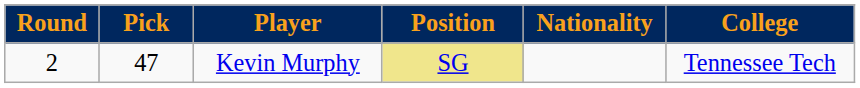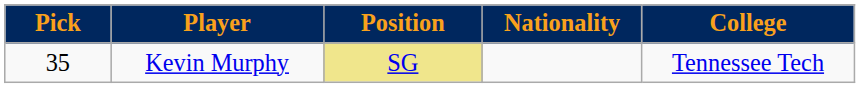- column: (52, 23)
(146, 62) 47 -> (58, 62) 35
